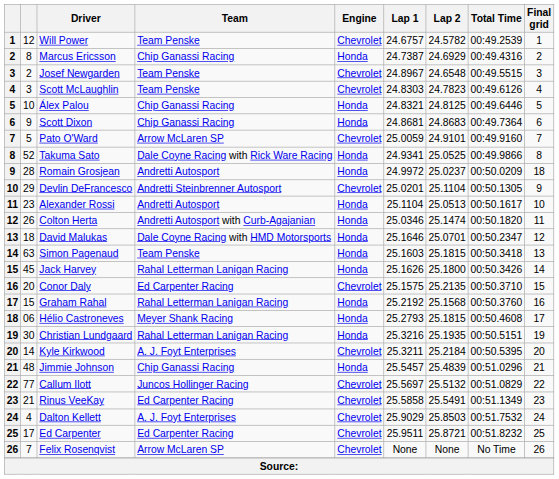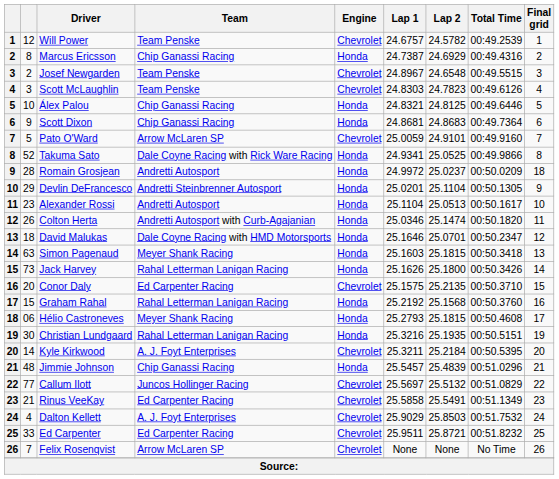(359, 188) Chevrolet -> (353, 188) Honda
(168, 253) Team Penske -> (185, 253) Meyer Shank Racing
(29, 270) 45 -> (29, 270) 73
(29, 433) 17 -> (29, 433) 33
